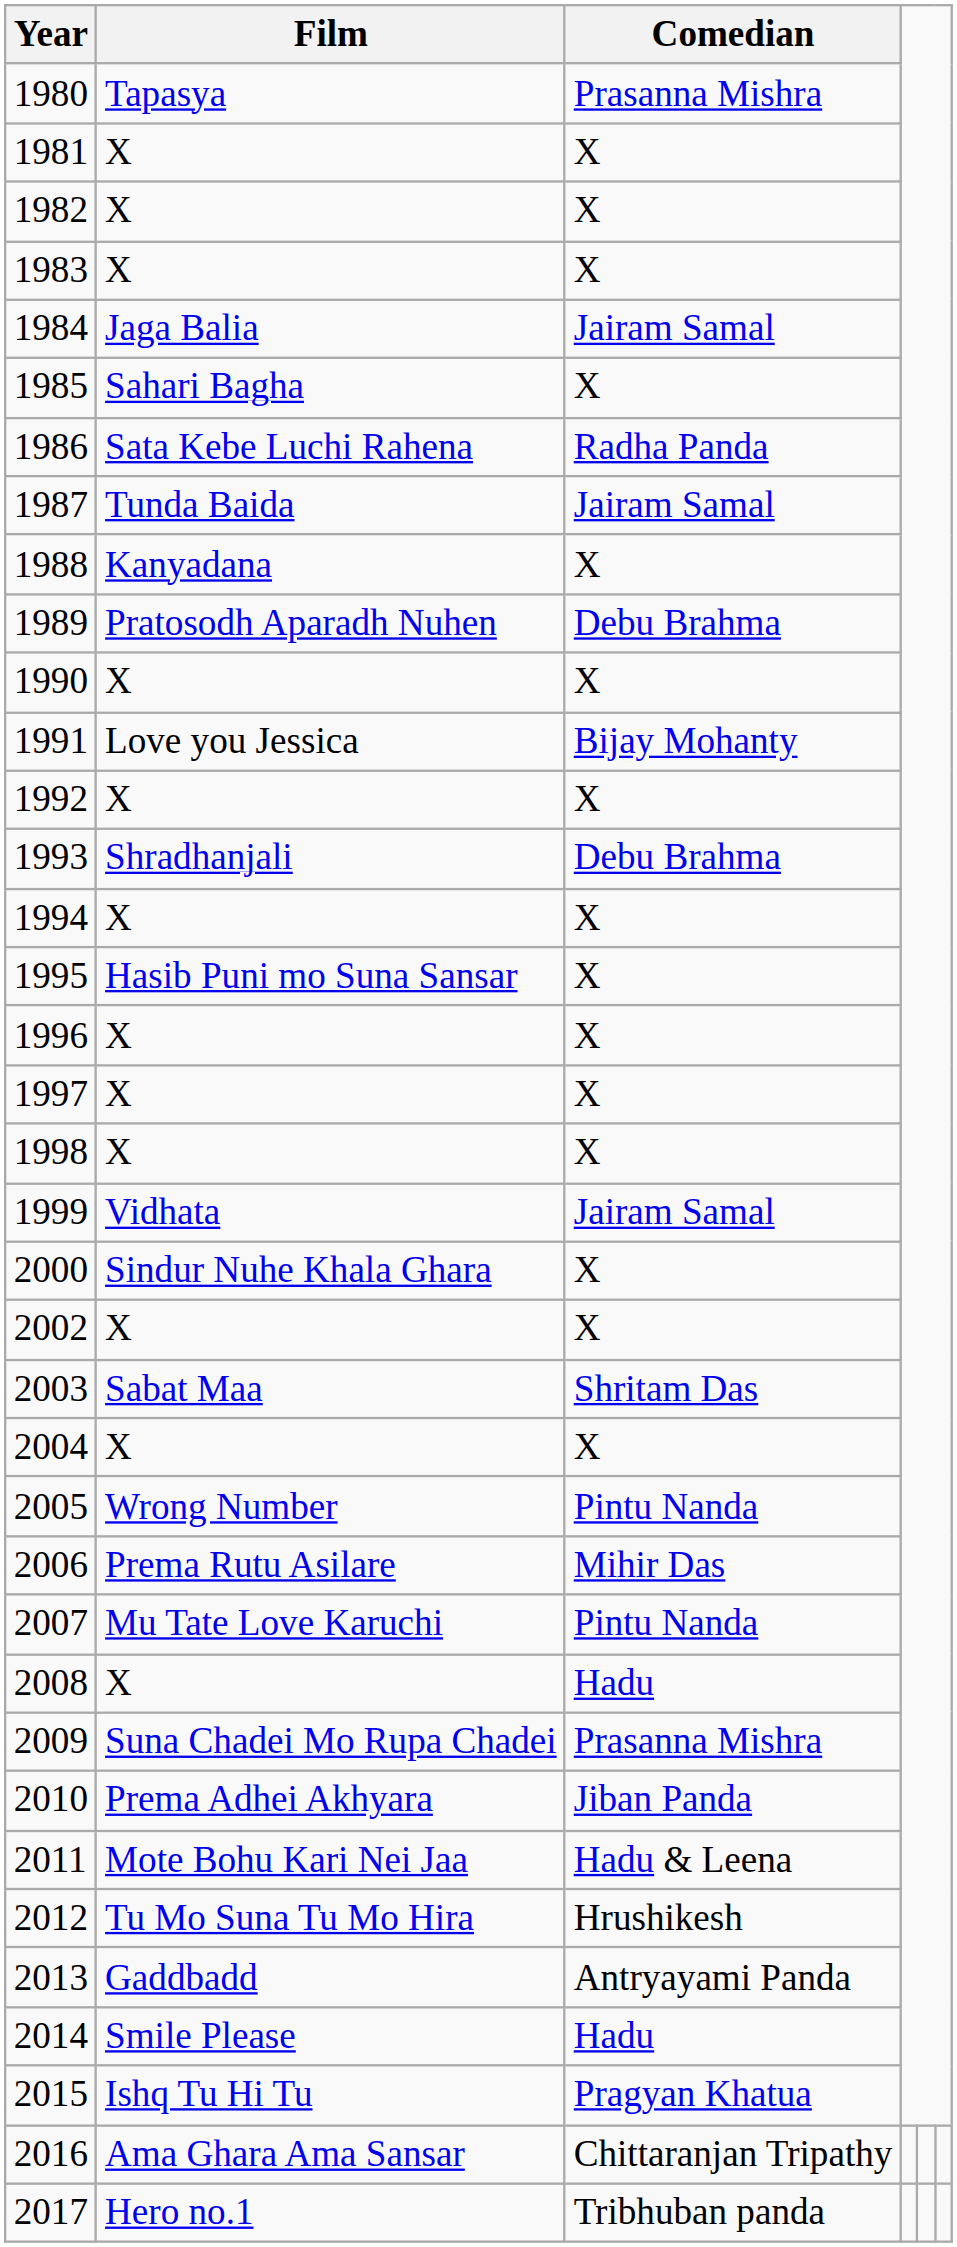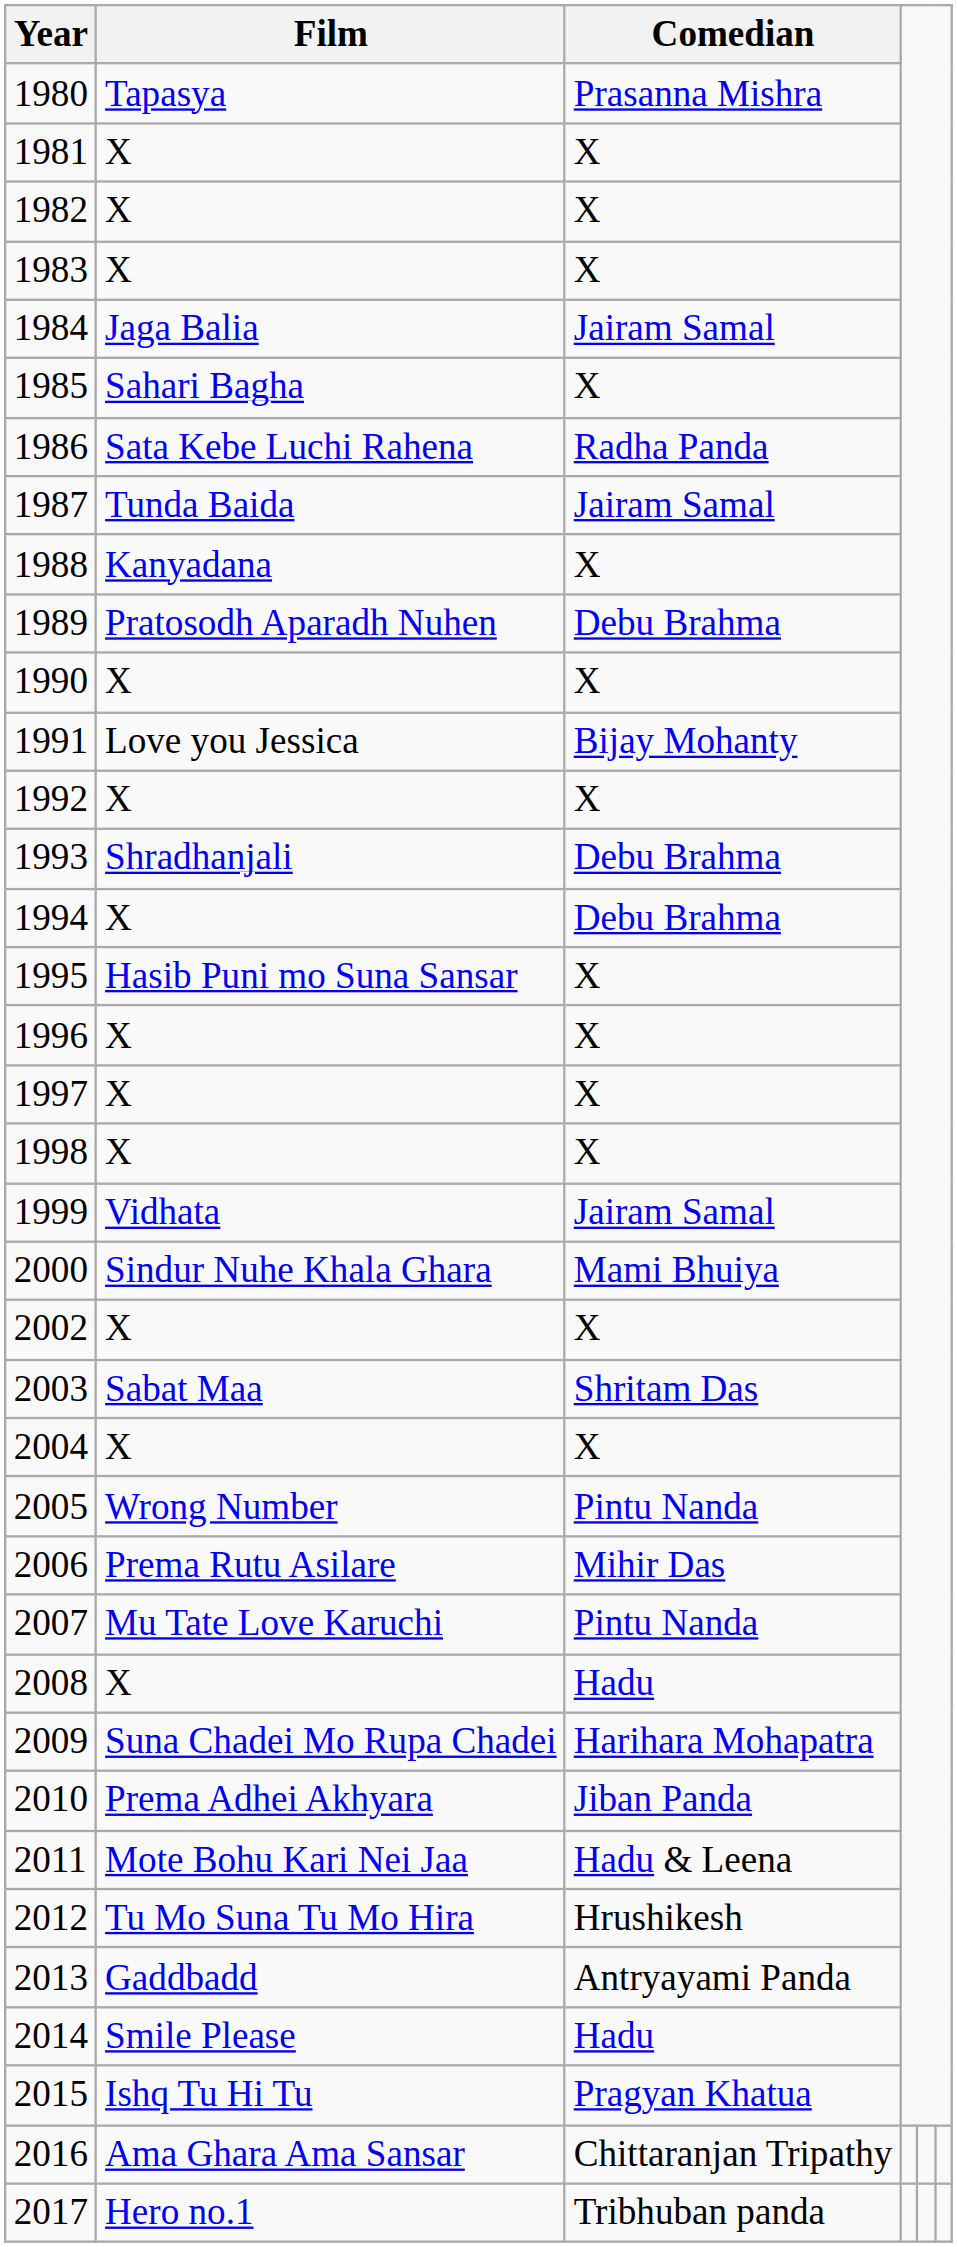(587, 916) X -> (677, 916) Debu Brahma
(587, 1270) X -> (676, 1270) Mami Bhuiya
(698, 1741) Prasanna Mishra -> (724, 1741) Harihara Mohapatra
